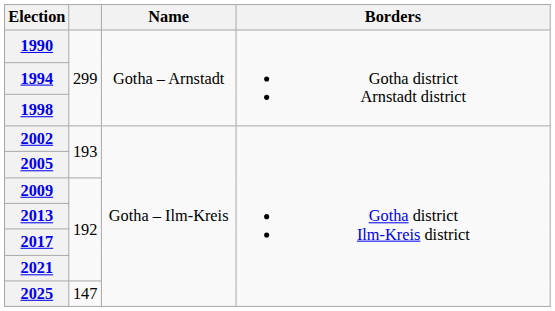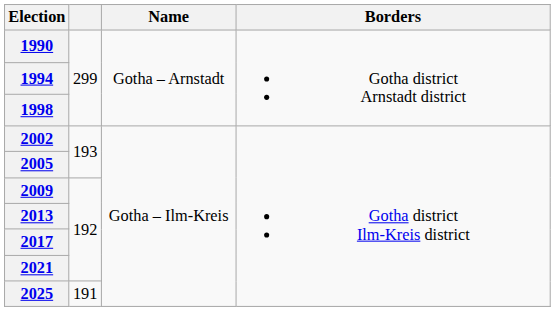(85, 293) 147 -> (85, 293) 191
